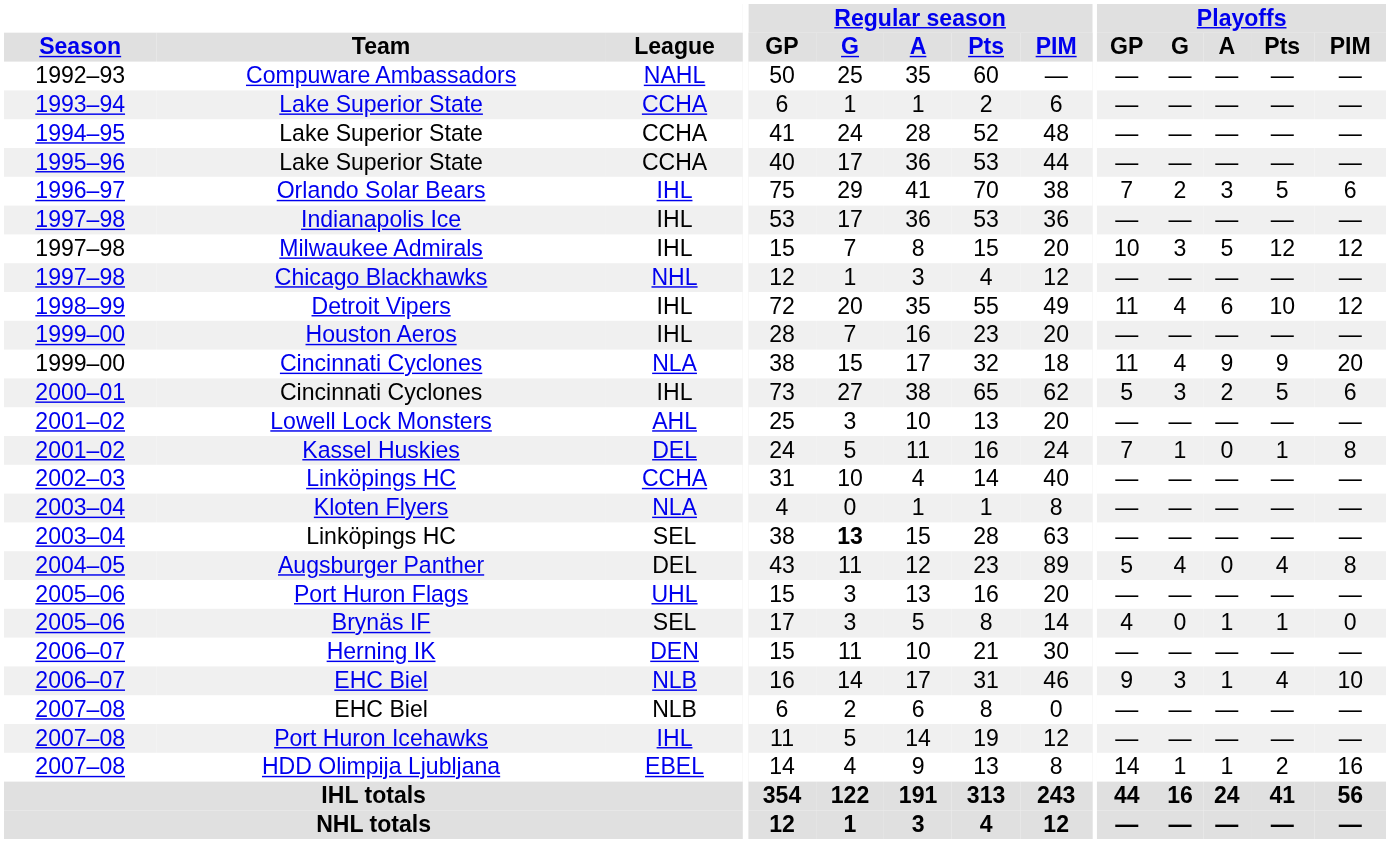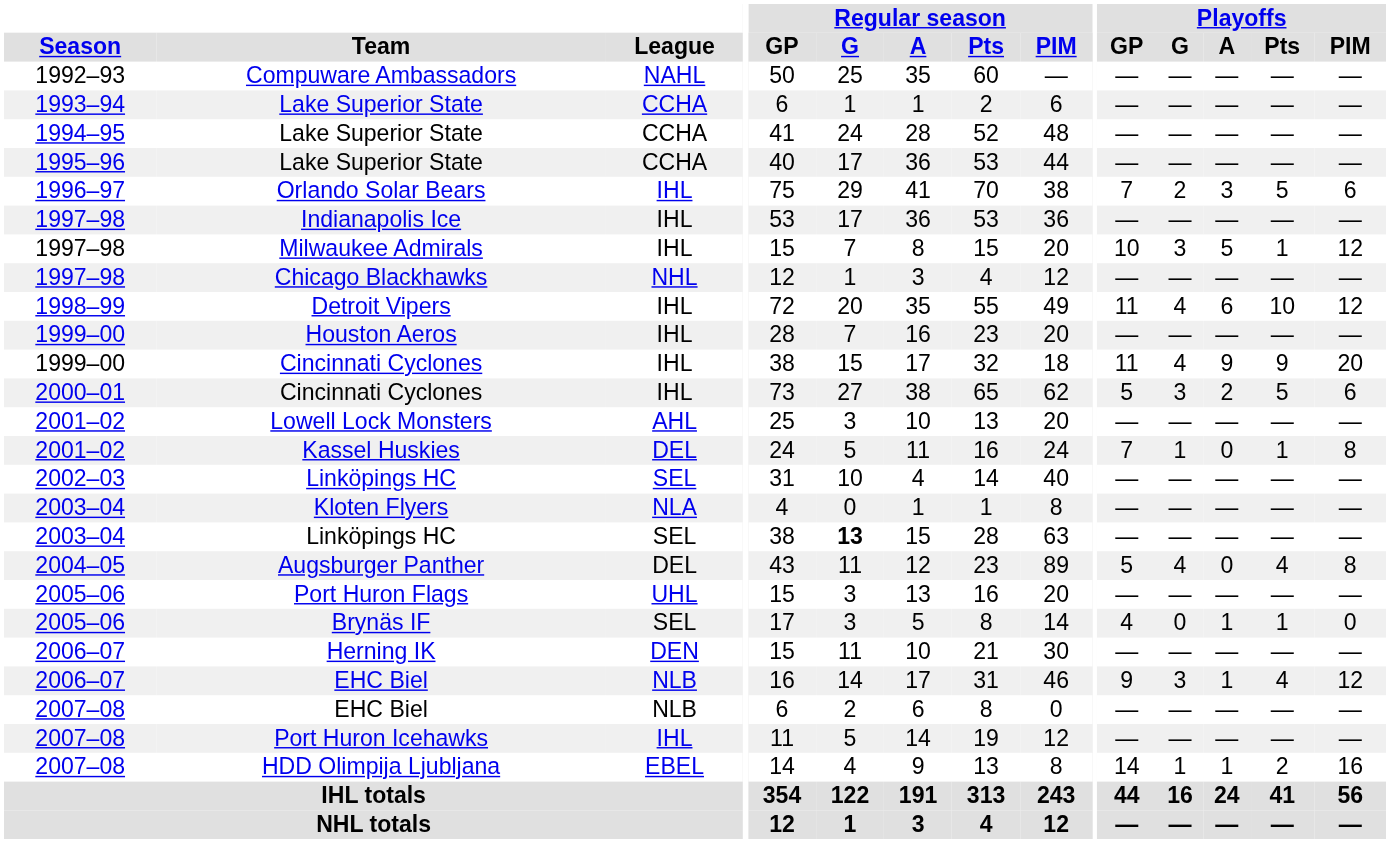(1282, 248) 12 -> (1282, 248) 1
(675, 363) NLA -> (675, 363) IHL
(675, 478) CCHA -> (675, 478) SEL
(1350, 680) 10 -> (1350, 680) 12
